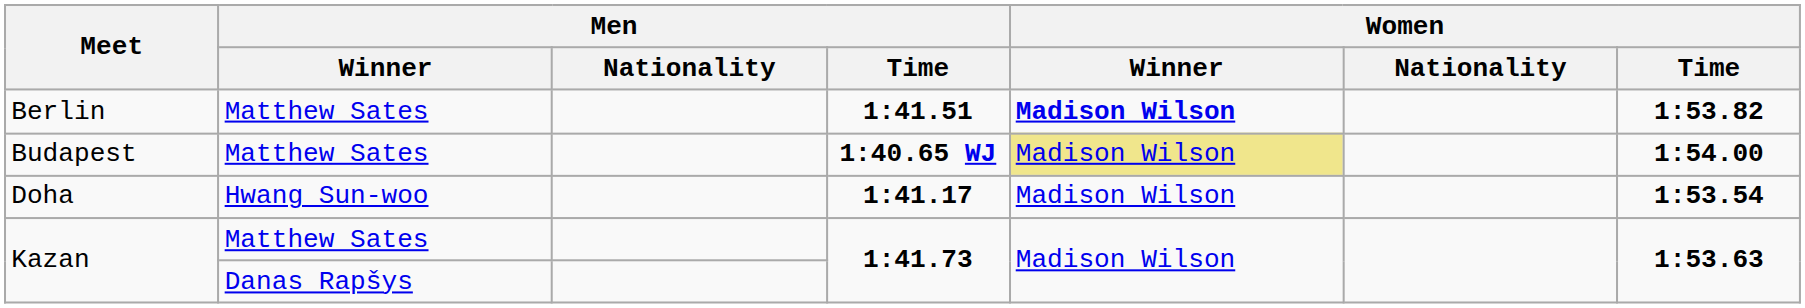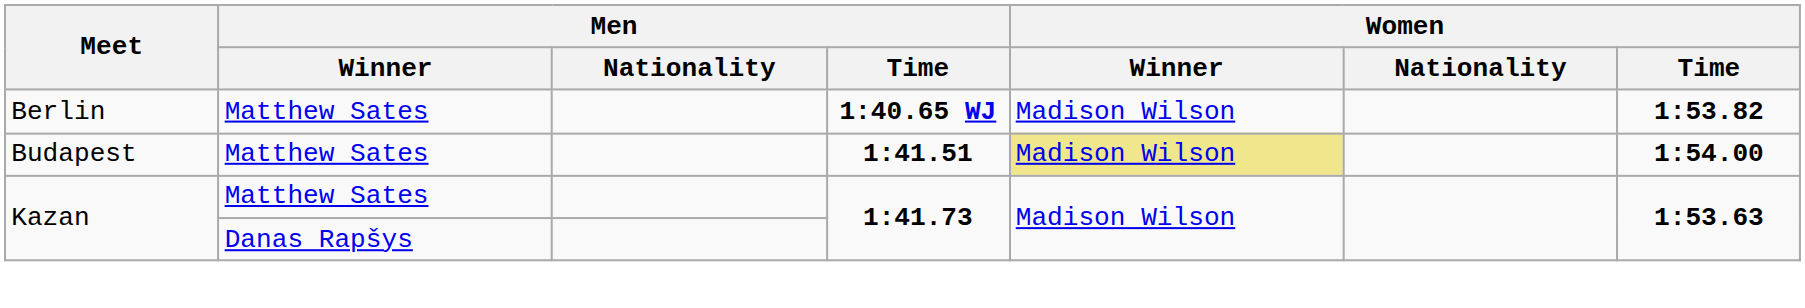(918, 111) 1:41.51 -> (918, 111) 1:40.65 WJ
(1125, 111) bold -> (1125, 111) normal
(918, 154) 1:40.65 WJ -> (918, 154) 1:41.51
- row: (43, 197)
